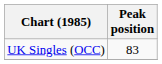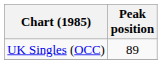(132, 49) 83 -> (132, 49) 89
